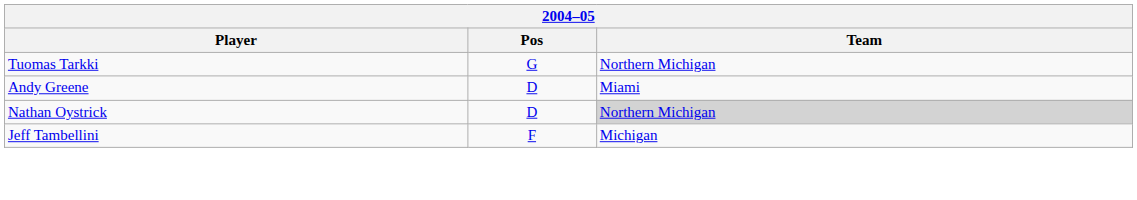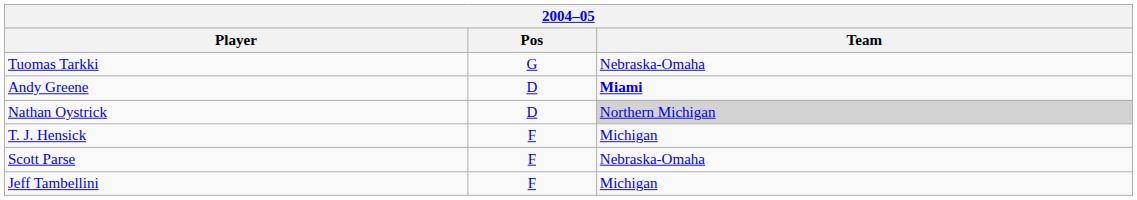(658, 64) Northern Michigan -> (652, 64) Nebraska-Omaha
(620, 87) normal -> (621, 87) bold
+ row: (47, 135)
+ row: (42, 159)
